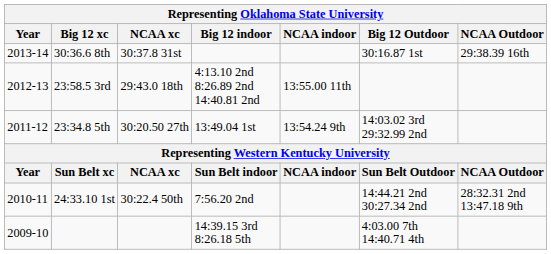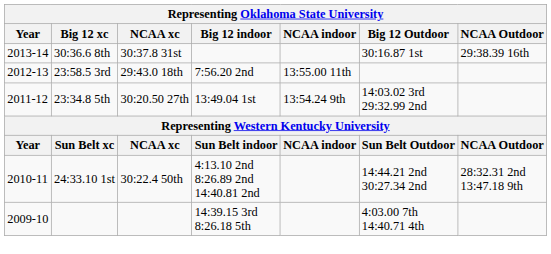(227, 86) 4:13.10 2nd 8:26.89 2nd 14:40.81 2nd -> (224, 72) 7:56.20 2nd
(224, 199) 7:56.20 2nd -> (227, 178) 4:13.10 2nd 8:26.89 2nd 14:40.81 2nd
